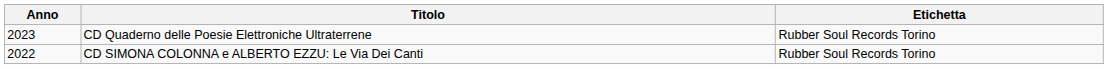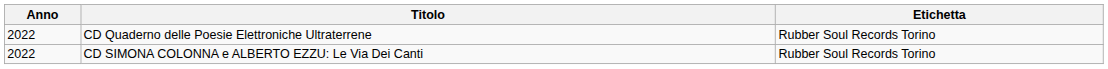(21, 34) 2023 -> (21, 34) 2022
